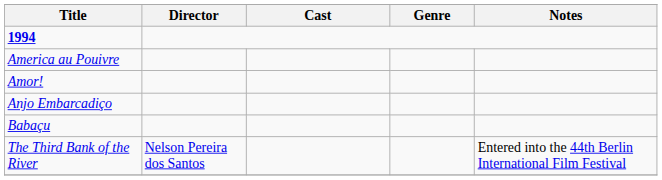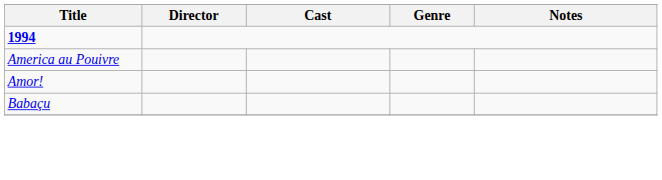- row: (60, 103)
- row: (68, 155)
